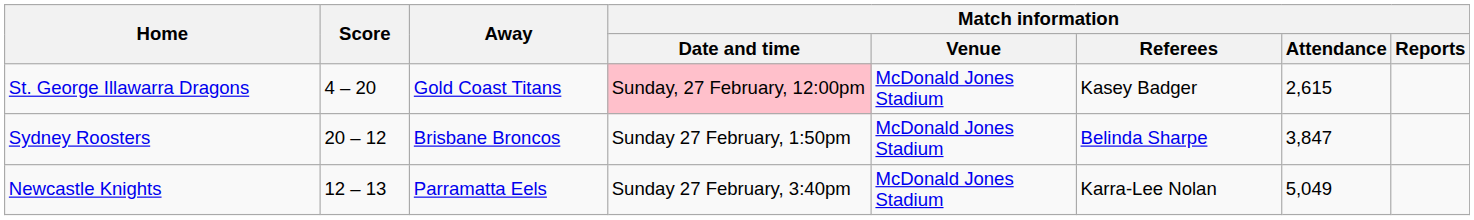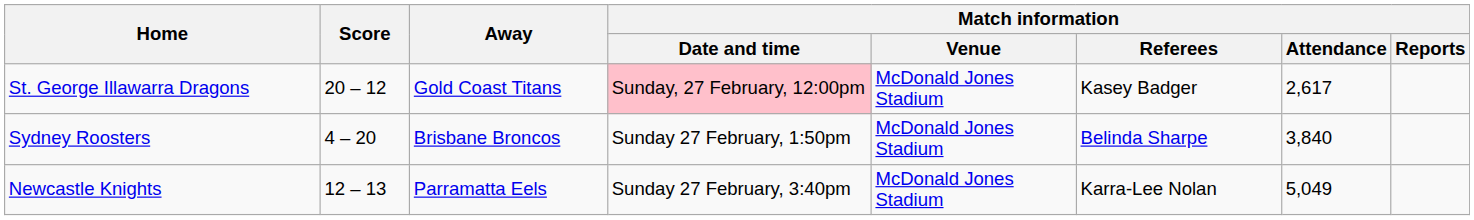(350, 88) 4 – 20 -> (355, 88) 20 – 12
(1309, 88) 2,615 -> (1309, 88) 2,617
(355, 138) 20 – 12 -> (350, 138) 4 – 20
(1309, 138) 3,847 -> (1309, 138) 3,840
